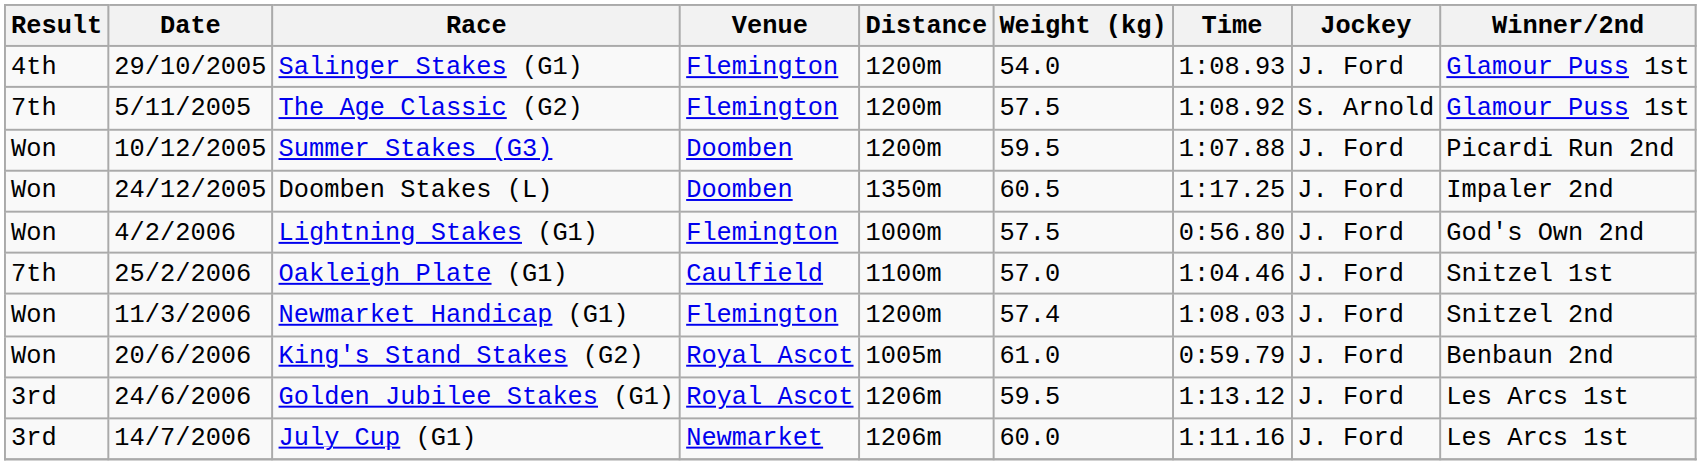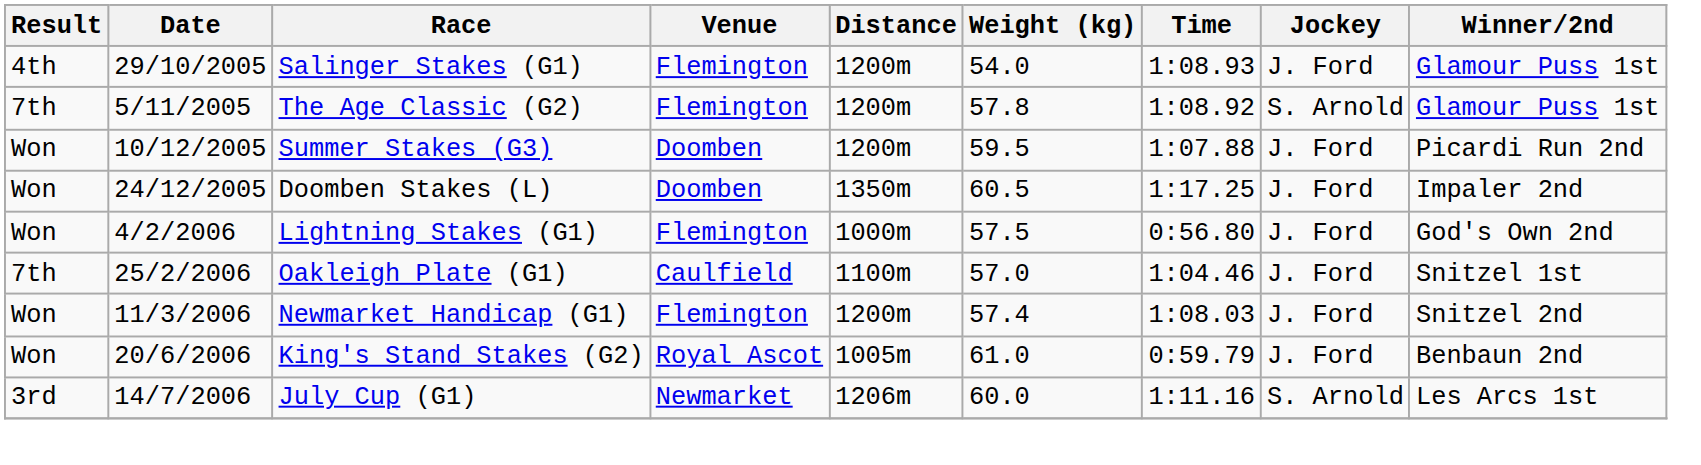(1030, 108) 57.5 -> (999, 108) 57.8
- row: (476, 397)
(1351, 439) J. Ford -> (1335, 397) S. Arnold
